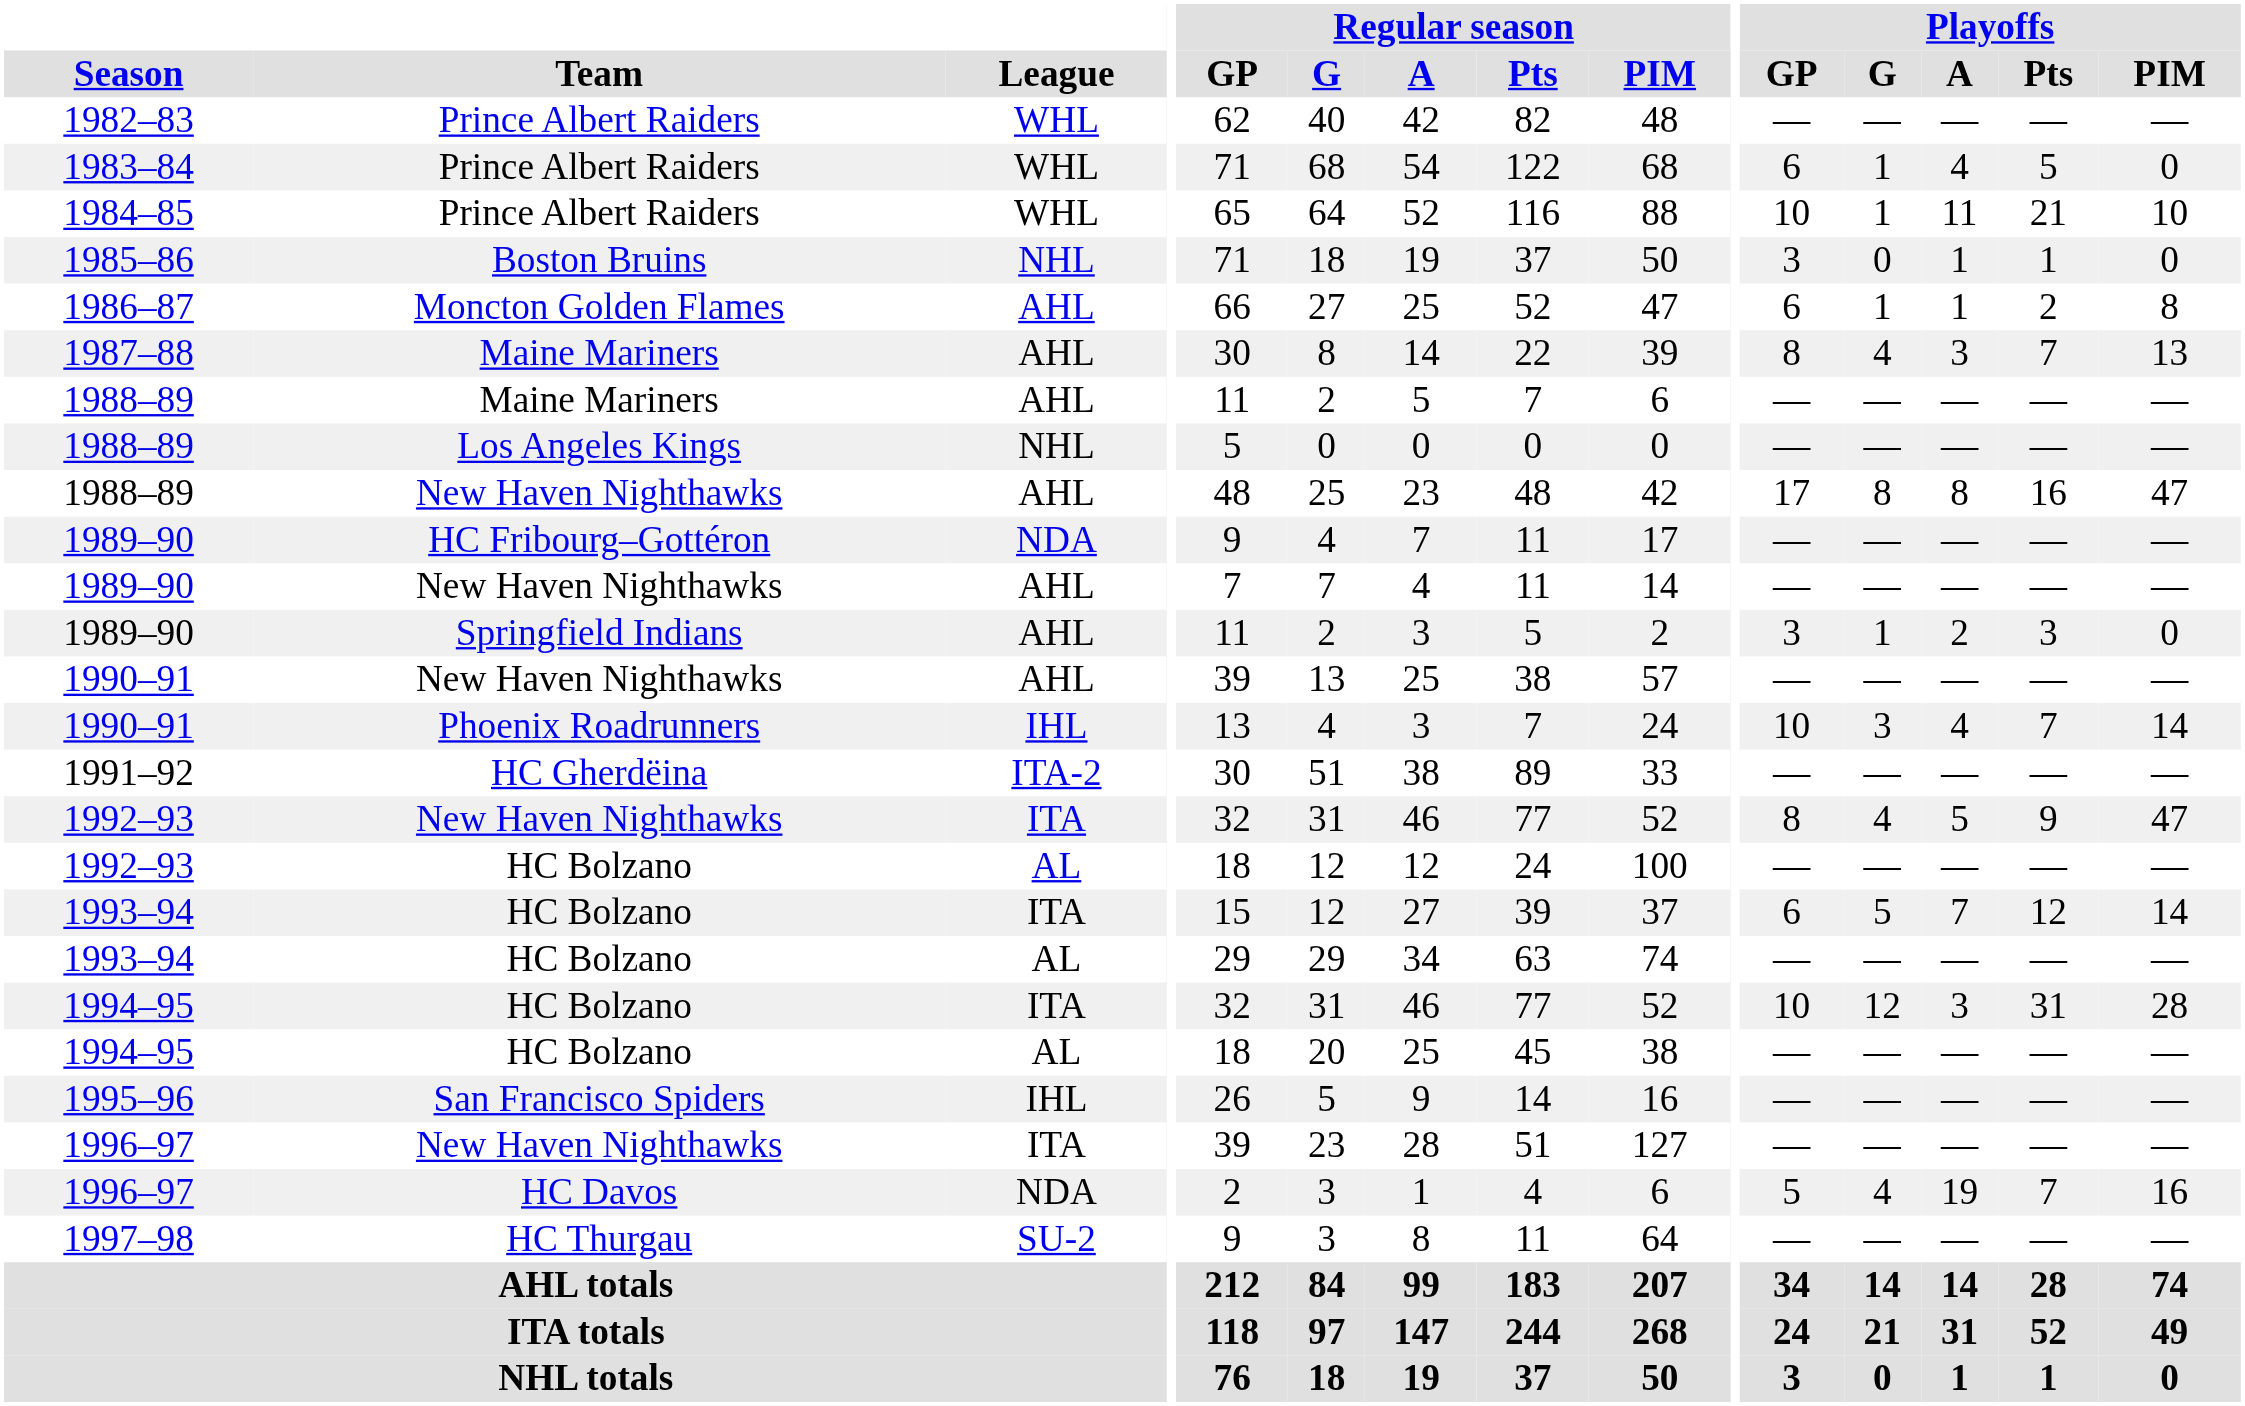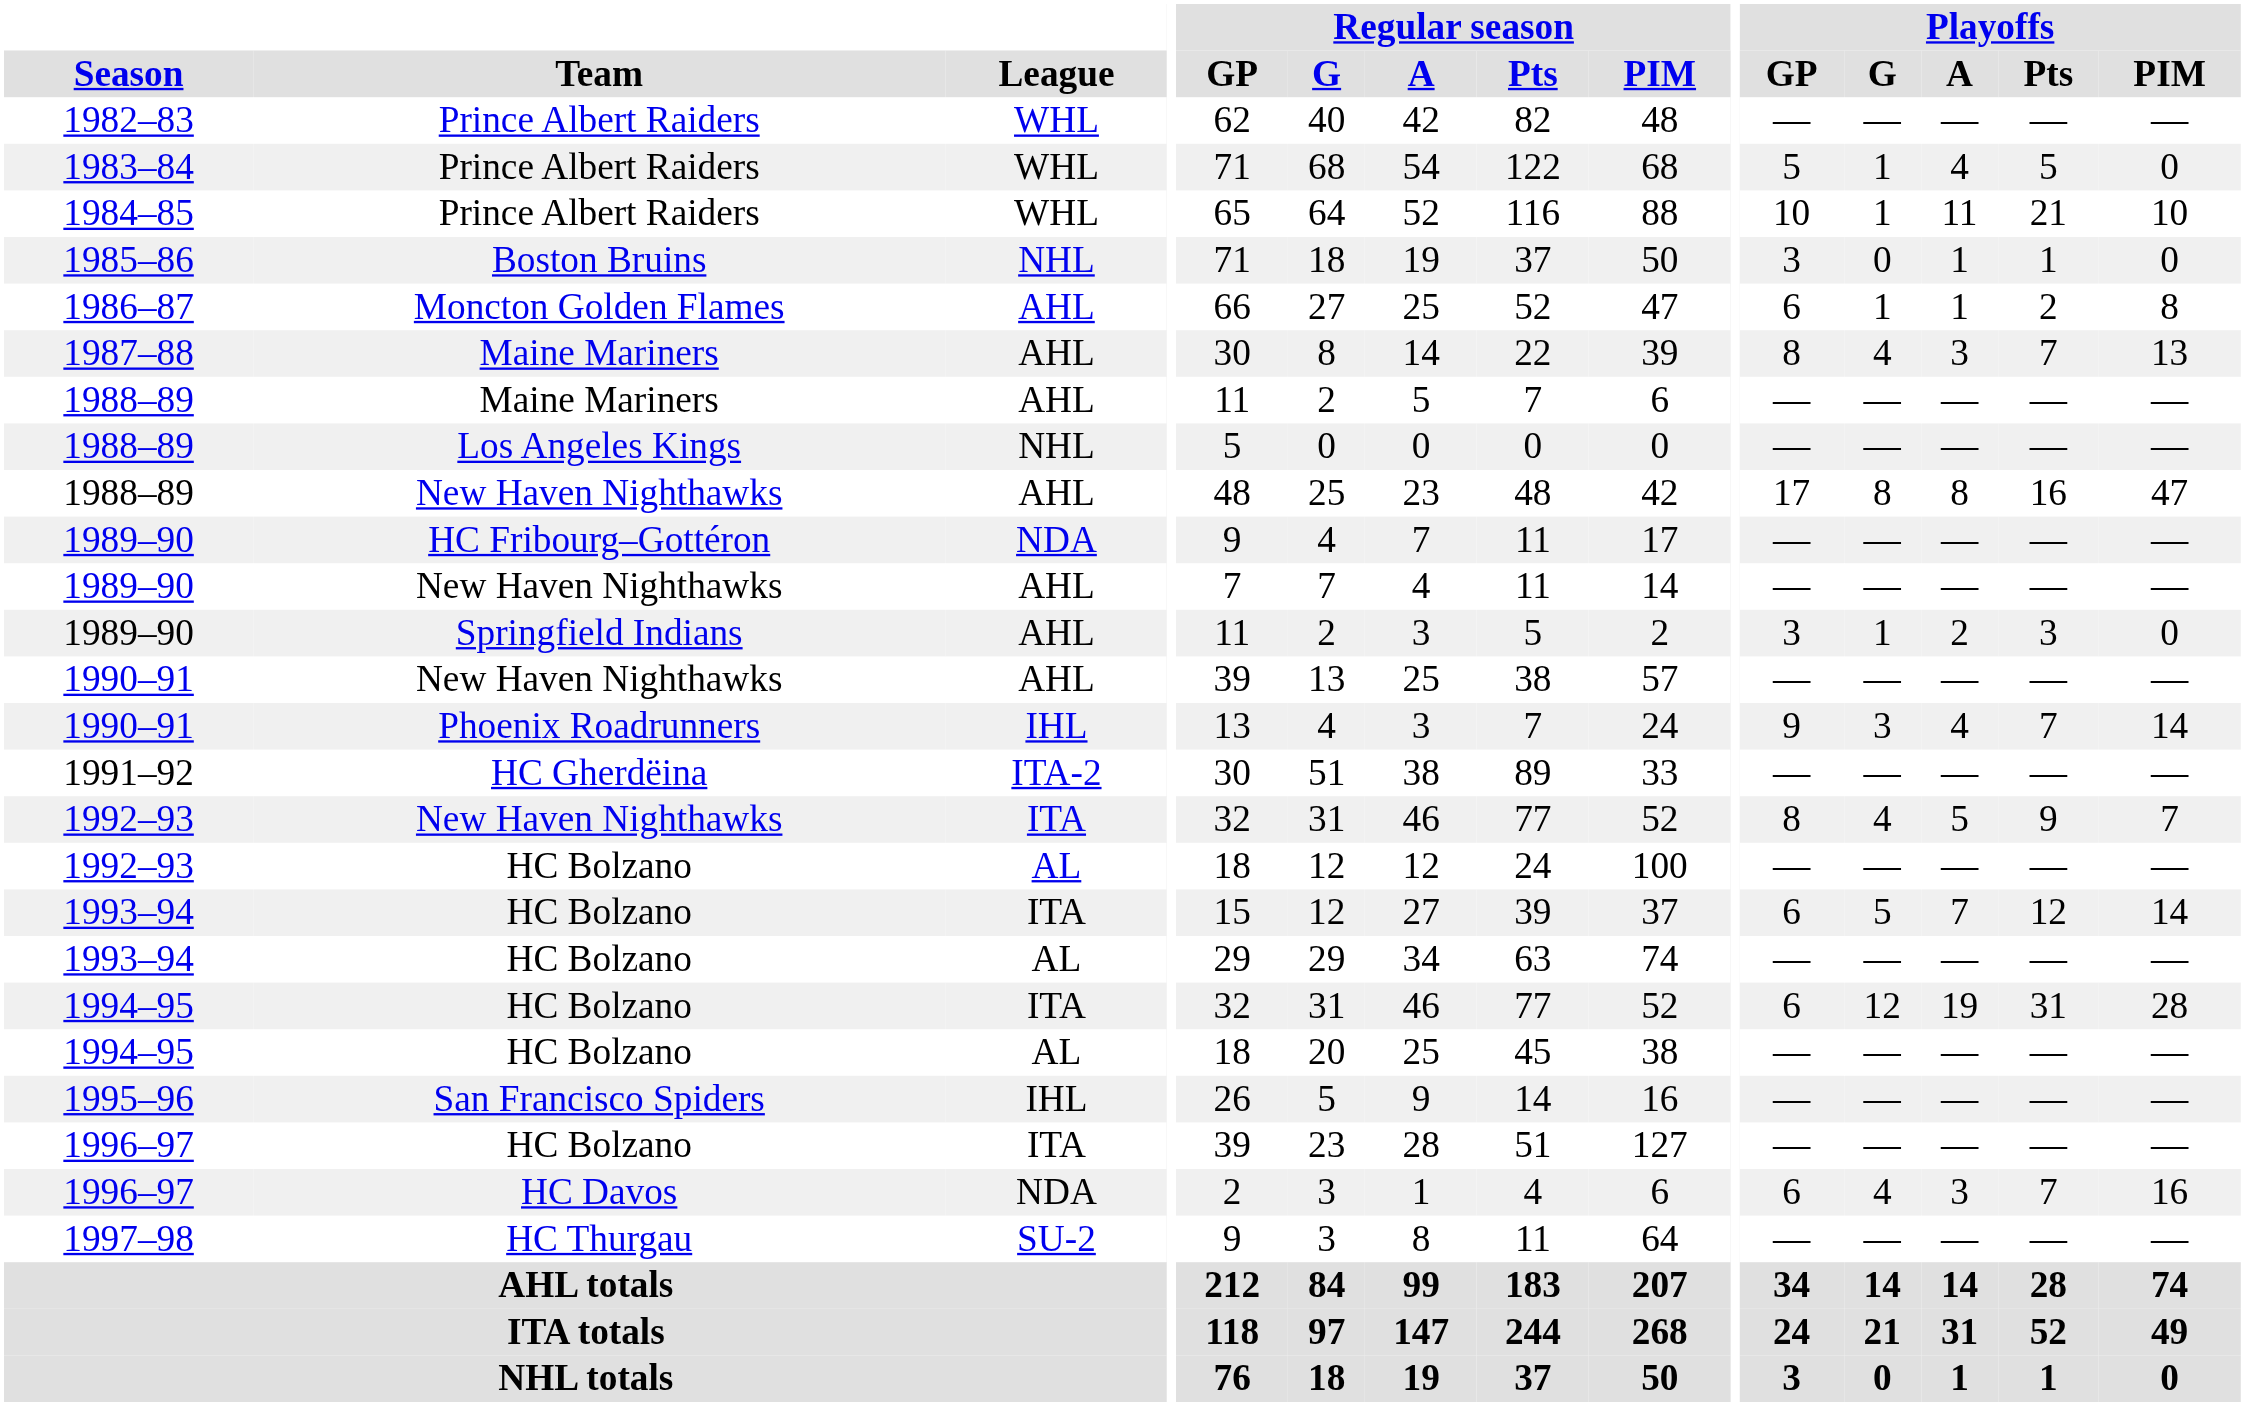(1792, 166) 6 -> (1792, 166) 5
(1792, 725) 10 -> (1792, 725) 9
(2170, 818) 47 -> (2170, 818) 7
(1792, 1005) 10 -> (1792, 1005) 6
(1960, 1005) 3 -> (1960, 1005) 19
(599, 1145) New Haven Nighthawks -> (599, 1145) HC Bolzano
(1792, 1191) 5 -> (1792, 1191) 6
(1960, 1191) 19 -> (1960, 1191) 3
